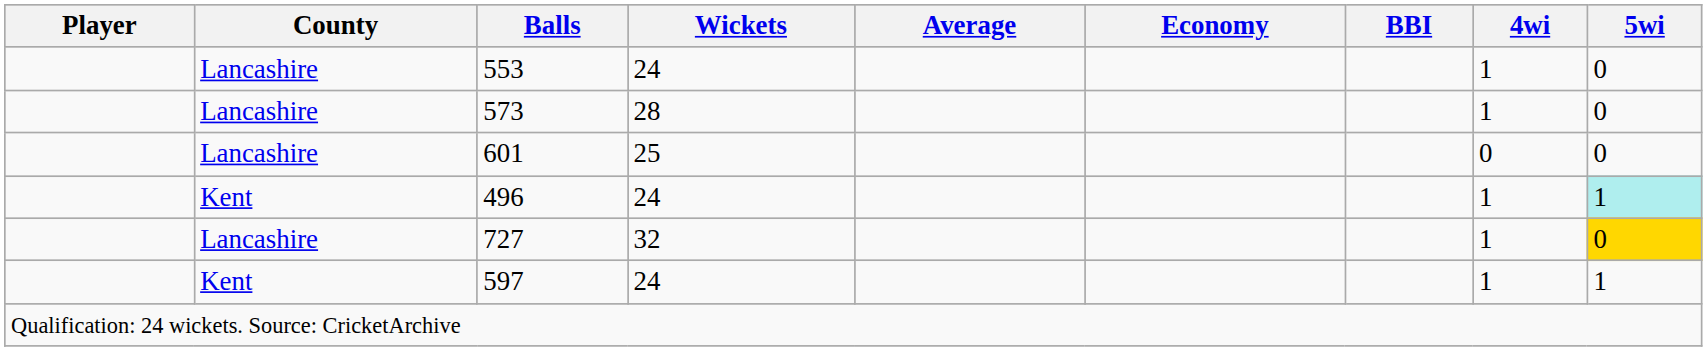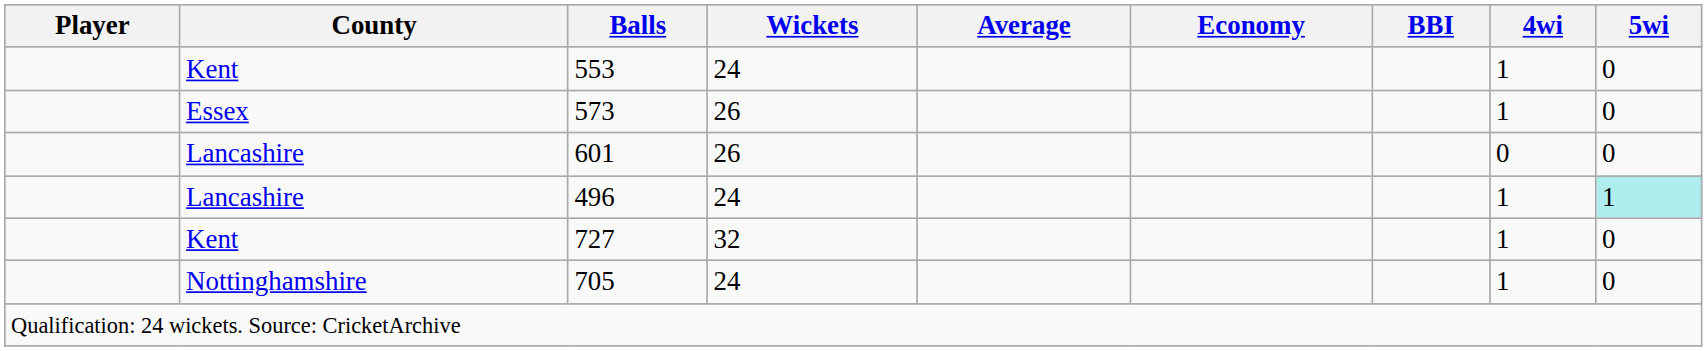(259, 68) Lancashire -> (212, 68) Kent
(259, 111) Lancashire -> (217, 111) Essex
(647, 111) 28 -> (727, 111) 26
(647, 153) 25 -> (727, 153) 26
(226, 196) Kent -> (245, 196) Lancashire
(259, 238) Lancashire -> (212, 238) Kent
(1600, 238) gold background -> (1609, 238) no background
- row: (503, 281)
+ row: (595, 281)
